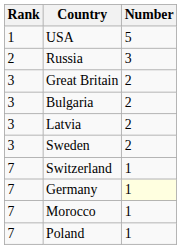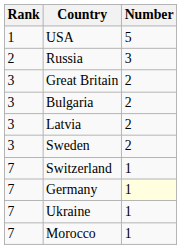+ row: (68, 211)
- row: (65, 233)
